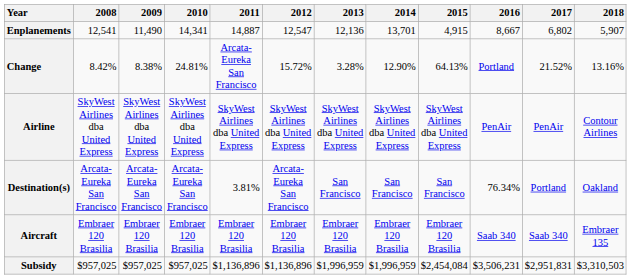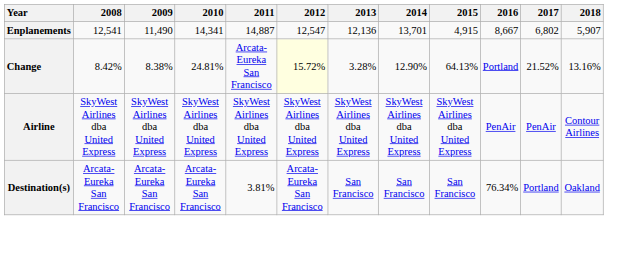(296, 66) no background -> (309, 66) lightyellow background
- row: (39, 236)
- row: (39, 266)
